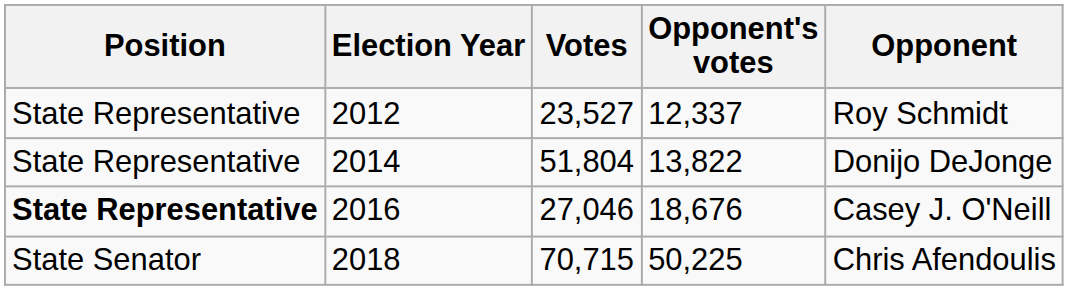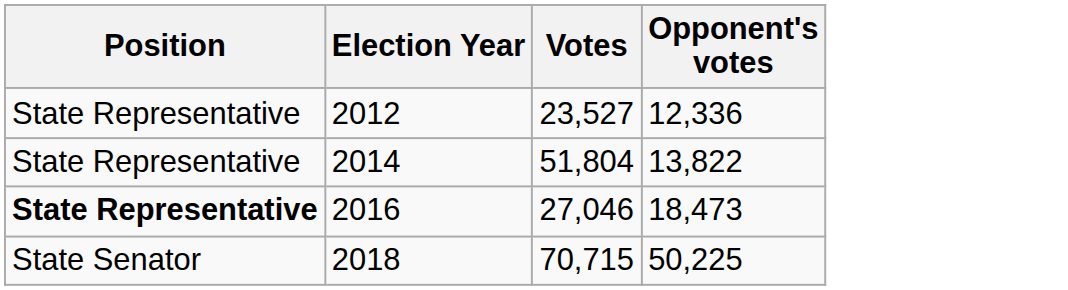- column: (944, 46)
(695, 112) 12,337 -> (695, 112) 12,336
(695, 210) 18,676 -> (695, 210) 18,473
